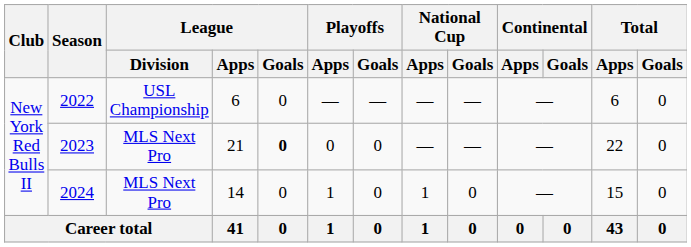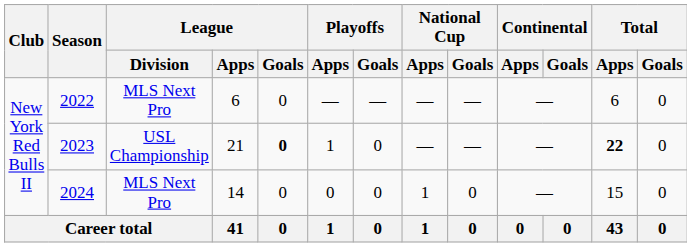(159, 100) USL Championship -> (159, 100) MLS Next Pro
(159, 146) MLS Next Pro -> (159, 146) USL Championship
(330, 146) 0 -> (330, 146) 1
(615, 146) normal -> (615, 146) bold
(330, 192) 1 -> (330, 192) 0
